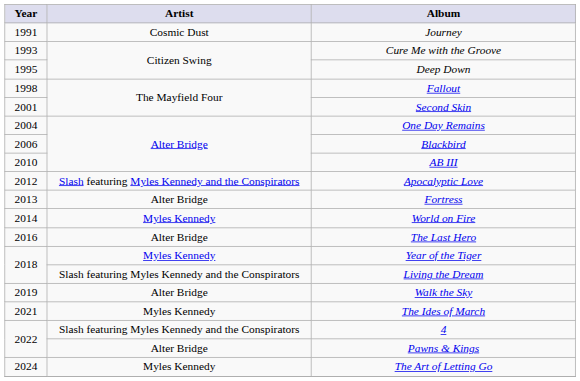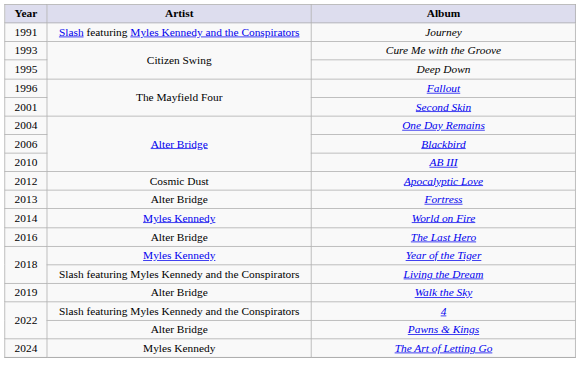(179, 32) Cosmic Dust -> (179, 32) Slash featuring Myles Kennedy and the Conspirators
(26, 88) 1998 -> (26, 88) 1996
(179, 181) Slash featuring Myles Kennedy and the Conspirators -> (179, 181) Cosmic Dust
- row: (443, 311)
